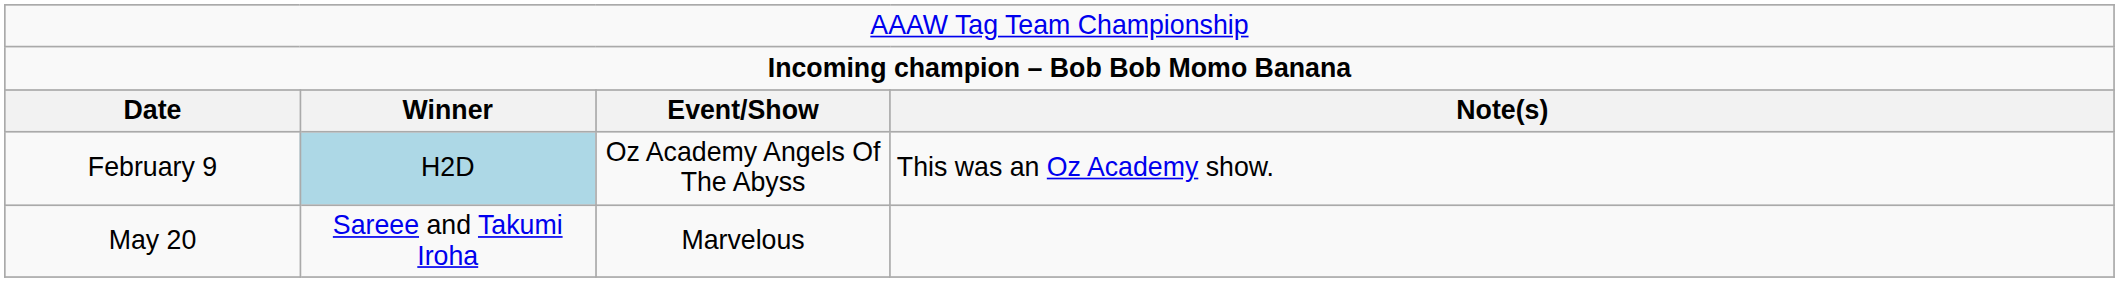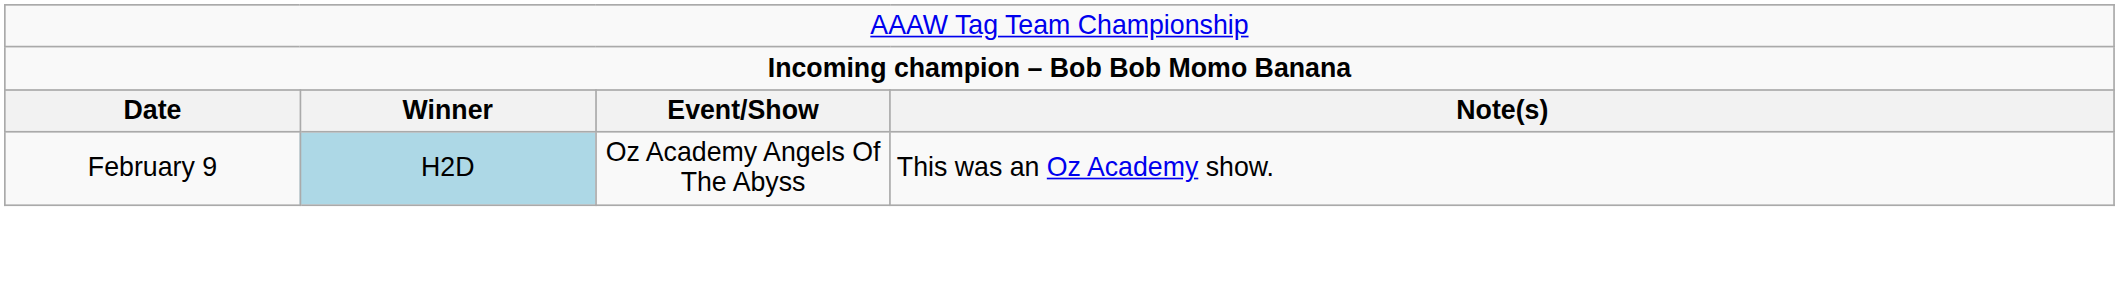- row: (152, 240)
